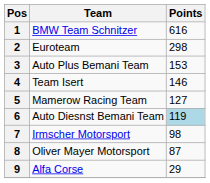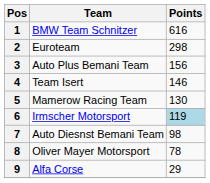(178, 65) 153 -> (178, 65) 156
(178, 100) 127 -> (178, 100) 130
(98, 117) Auto Diesnst Bemani Team -> (81, 117) Irmscher Motorsport
(81, 134) Irmscher Motorsport -> (98, 134) Auto Diesnst Bemani Team
(175, 152) 87 -> (175, 152) 78
